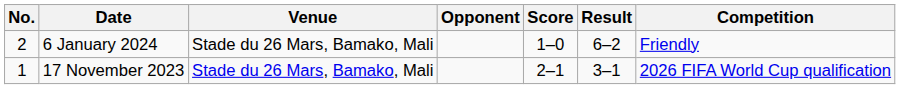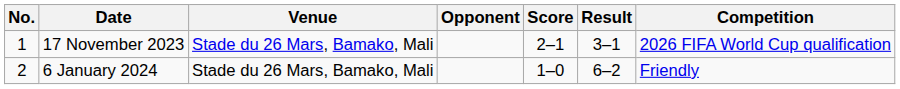rows swapped: (114, 70) <-> (100, 44)
